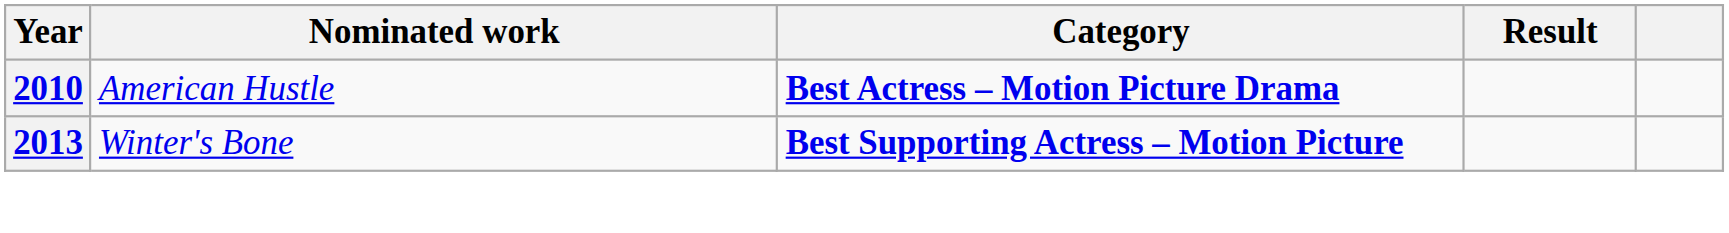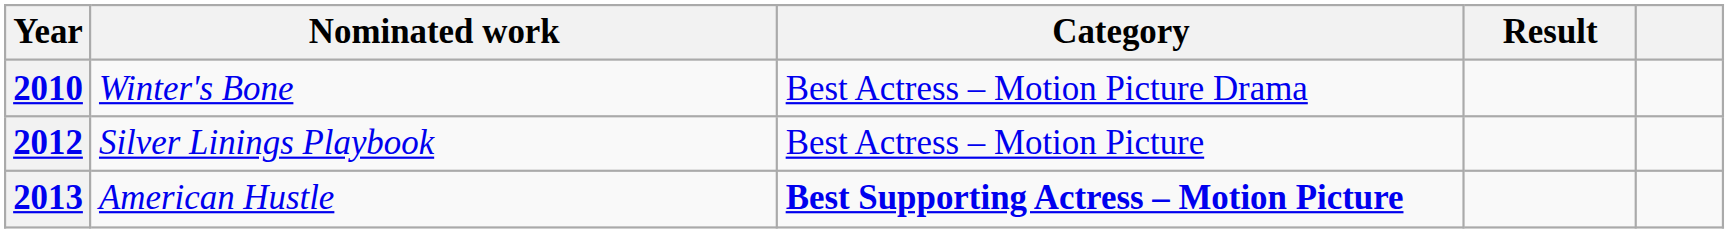(217, 87) American Hustle -> (196, 87) Winter's Bone
(1063, 87) bold -> (1047, 87) normal
+ row: (48, 142)
(196, 142) Winter's Bone -> (217, 198) American Hustle
